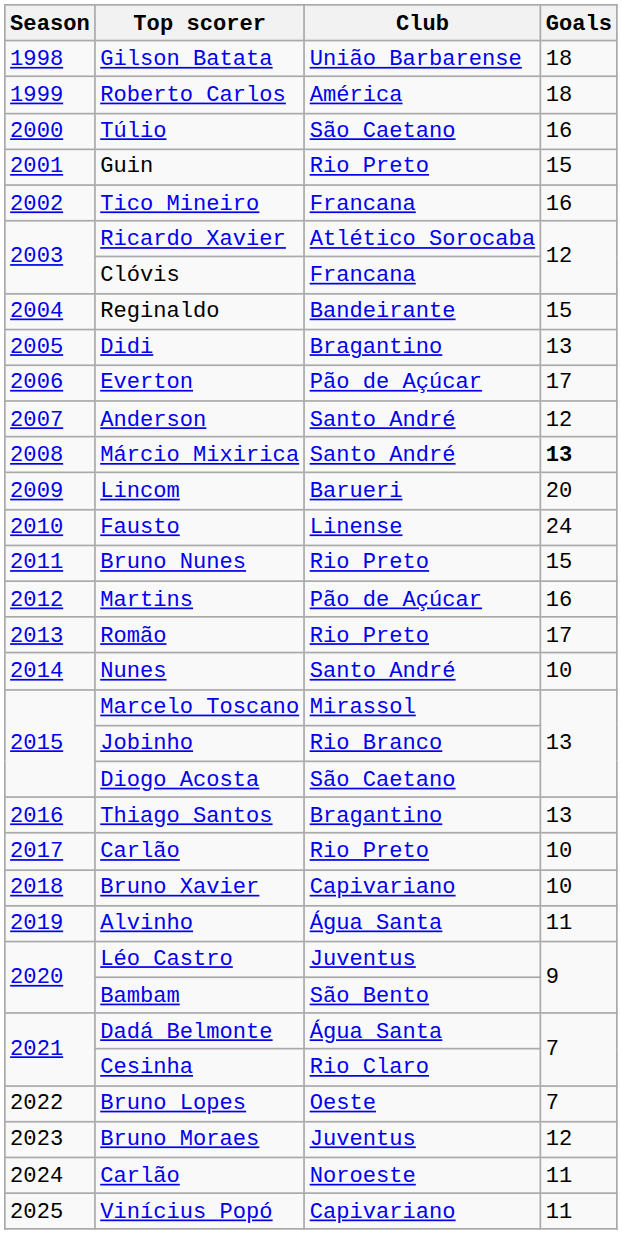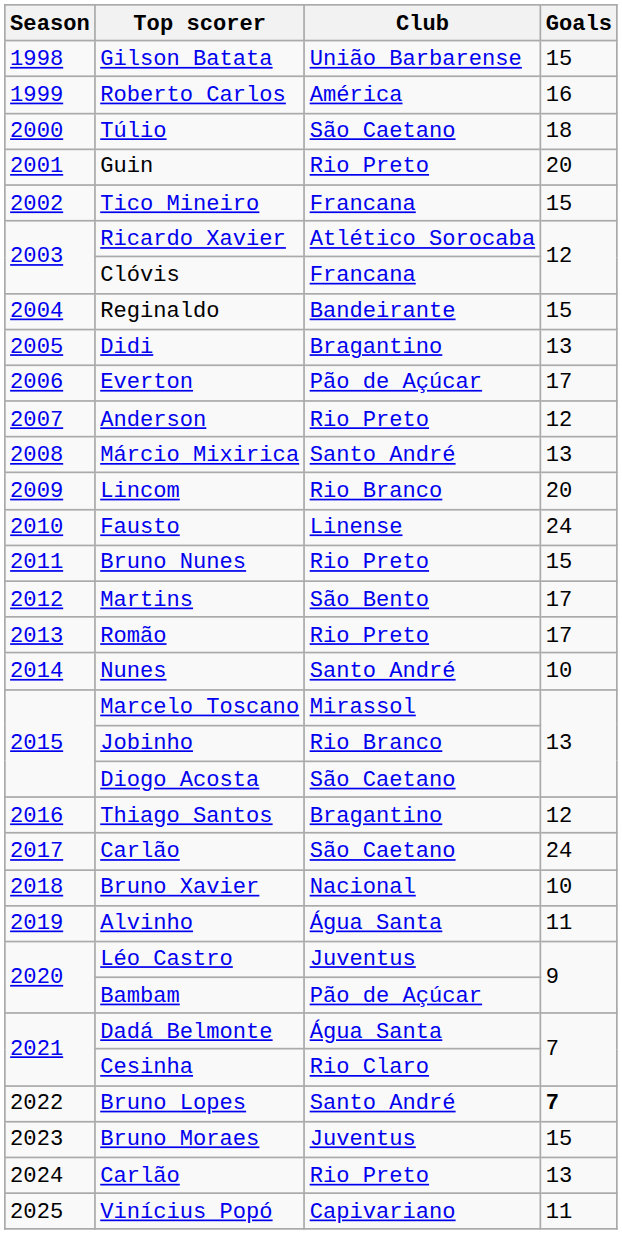(559, 59) 18 -> (559, 59) 15
(559, 95) 18 -> (559, 95) 16
(559, 131) 16 -> (559, 131) 18
(559, 167) 15 -> (559, 167) 20
(559, 203) 16 -> (559, 203) 15
(383, 419) Santo André -> (369, 419) Rio Preto
(559, 455) bold -> (559, 455) normal
(356, 491) Barueri -> (376, 491) Rio Branco
(396, 599) Pão de Açúcar -> (369, 599) São Bento
(559, 599) 16 -> (559, 599) 17
(559, 815) 13 -> (559, 815) 12
(369, 851) Rio Preto -> (383, 851) São Caetano
(559, 851) 10 -> (559, 851) 24
(383, 887) Capivariano -> (363, 887) Nacional
(369, 995) São Bento -> (396, 995) Pão de Açúcar
(343, 1103) Oeste -> (383, 1103) Santo André
(552, 1103) normal -> (552, 1103) bold
(559, 1139) 12 -> (559, 1139) 15
(363, 1175) Noroeste -> (369, 1175) Rio Preto
(559, 1175) 11 -> (559, 1175) 13
